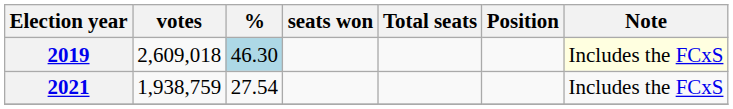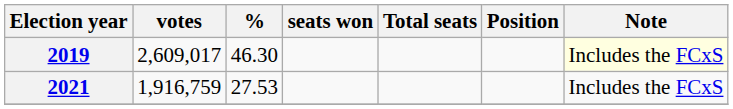(179, 54) 2,609,018 -> (179, 54) 2,609,017
(254, 54) lightblue background -> (254, 54) no background
(179, 87) 1,938,759 -> (179, 87) 1,916,759
(254, 87) 27.54 -> (254, 87) 27.53
